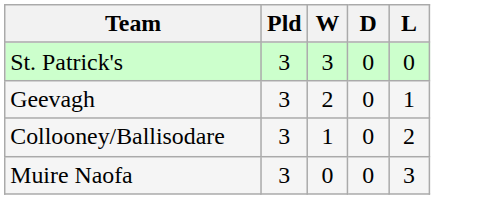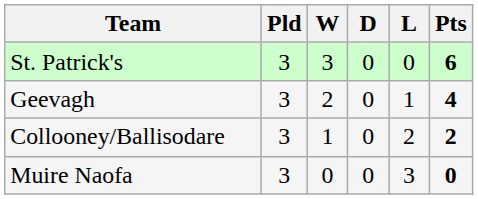+ column: (451, 23)
